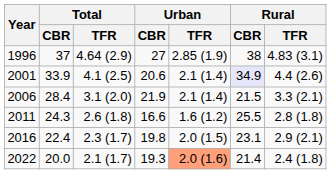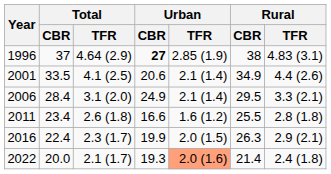(159, 55) normal -> (159, 55) bold
(58, 76) 33.9 -> (58, 76) 33.5
(249, 76) lavender background -> (249, 76) no background
(153, 96) 21.9 -> (153, 96) 24.9
(249, 96) 21.5 -> (249, 96) 29.5
(58, 117) 24.3 -> (58, 117) 23.4
(153, 138) 19.8 -> (153, 138) 19.9
(249, 138) 23.1 -> (249, 138) 26.3
